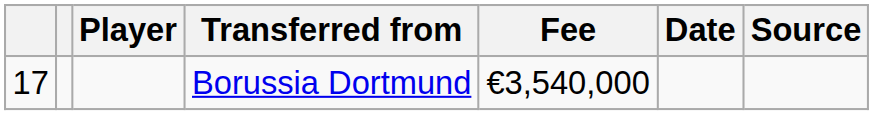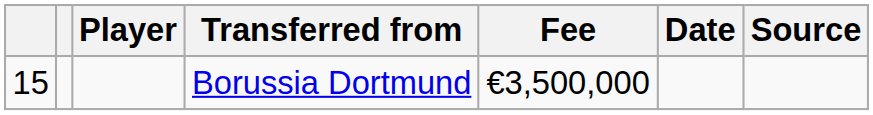(31, 82) 17 -> (31, 82) 15
(568, 82) €3,540,000 -> (568, 82) €3,500,000
